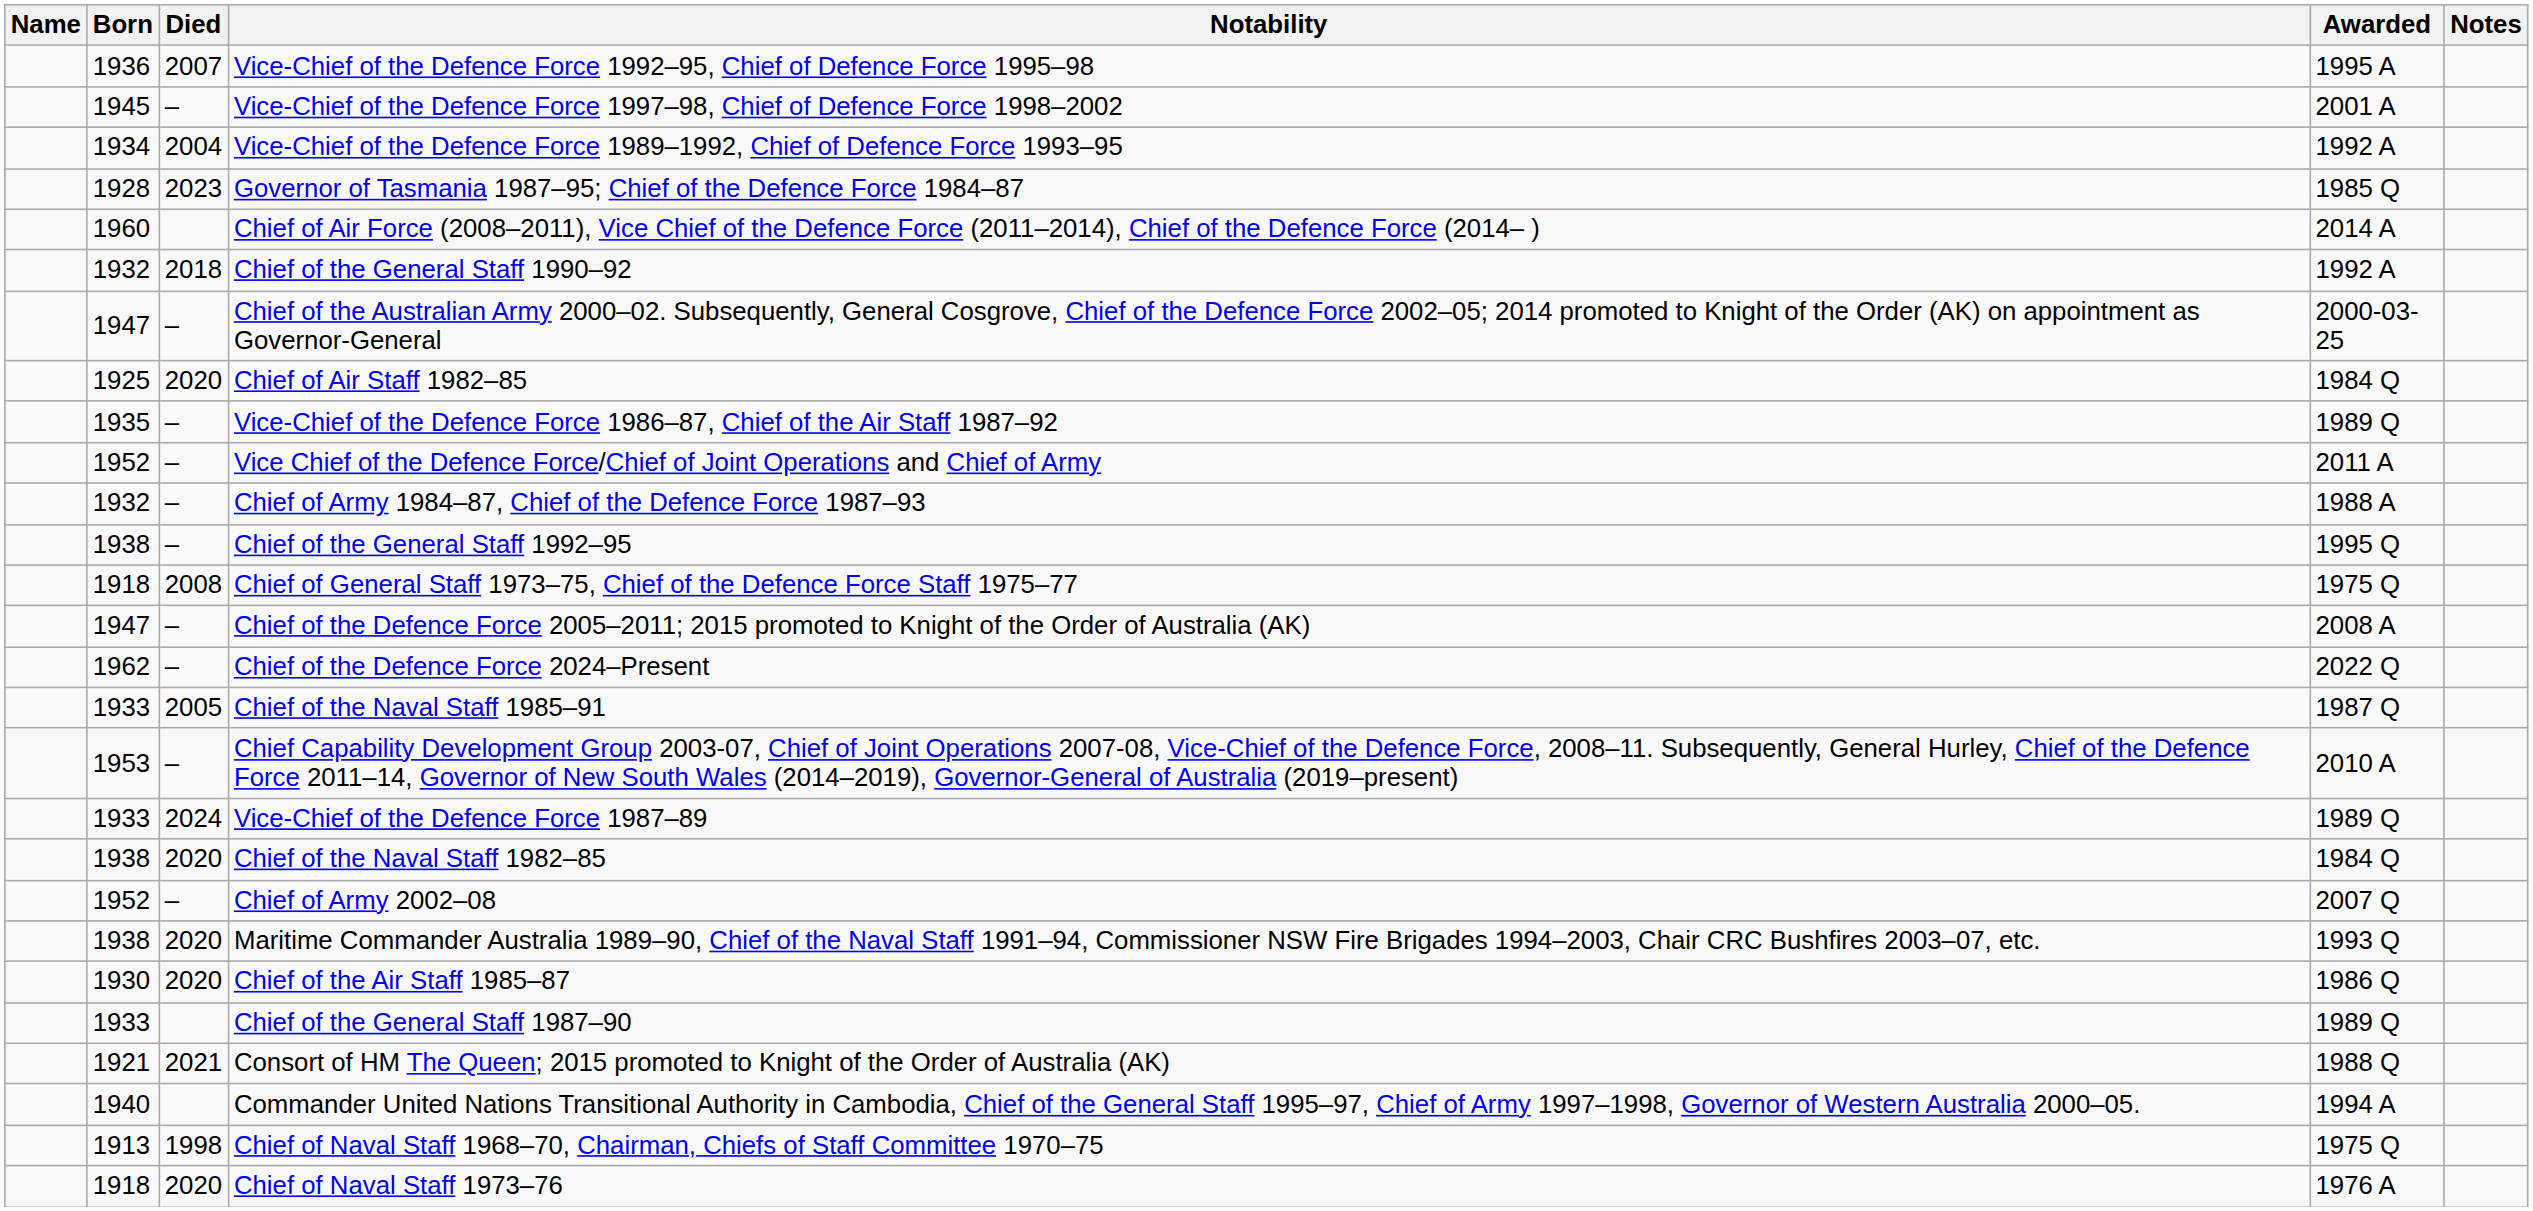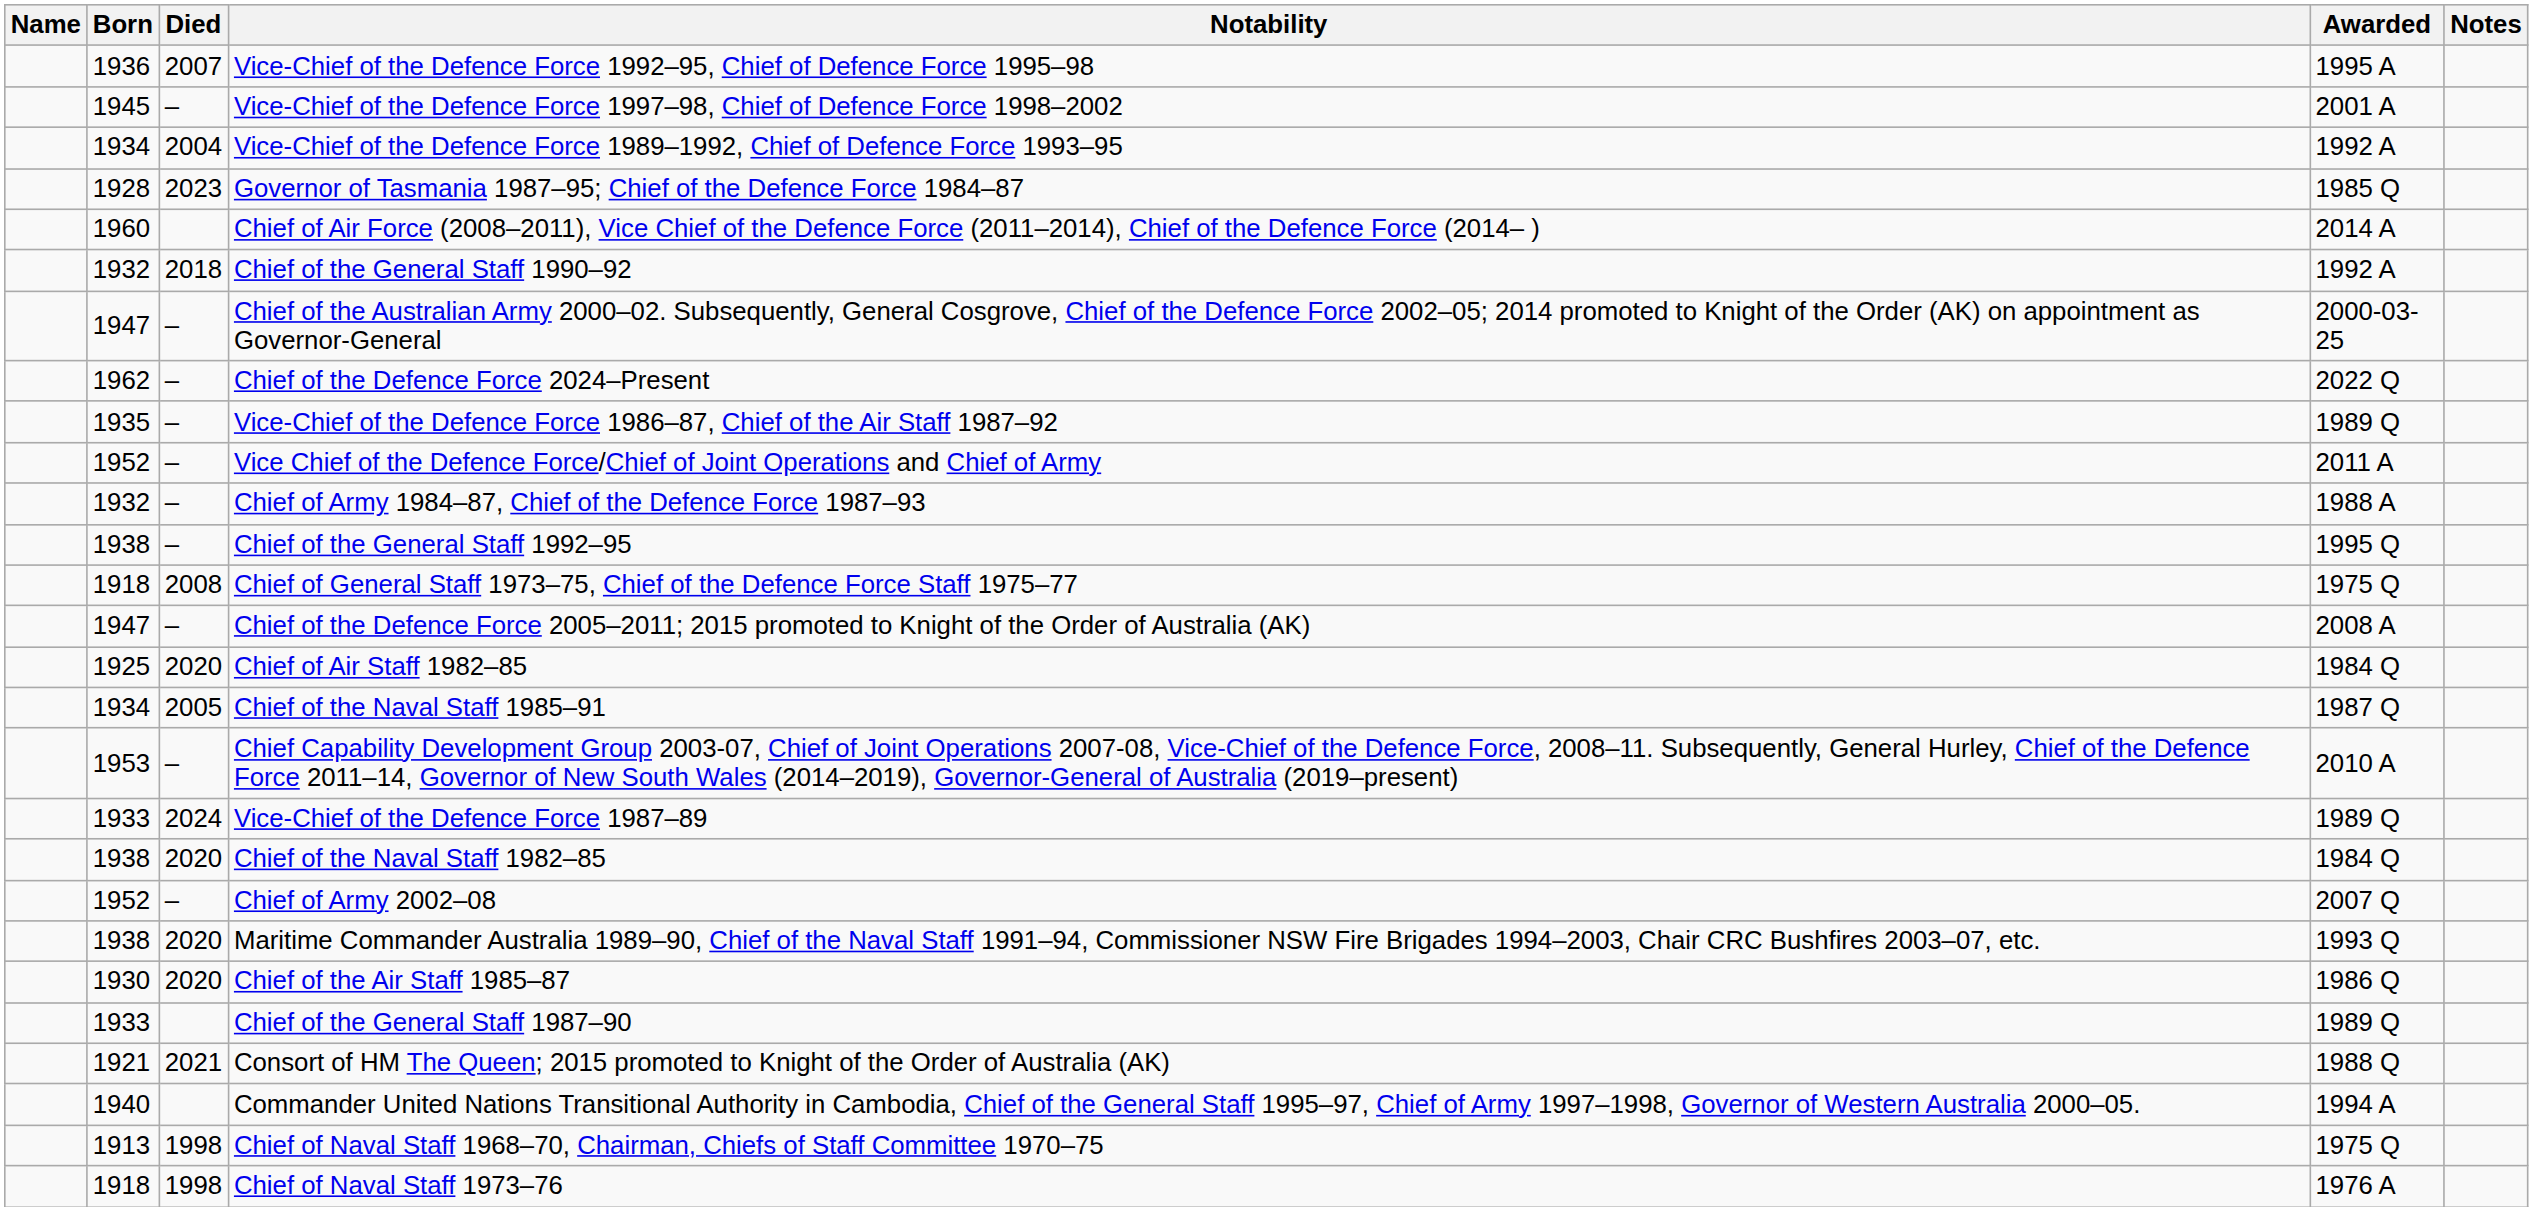rows swapped: (380, 380) <-> (472, 666)
(121, 707) 1933 -> (121, 707) 1934
(193, 1185) 2020 -> (193, 1185) 1998
